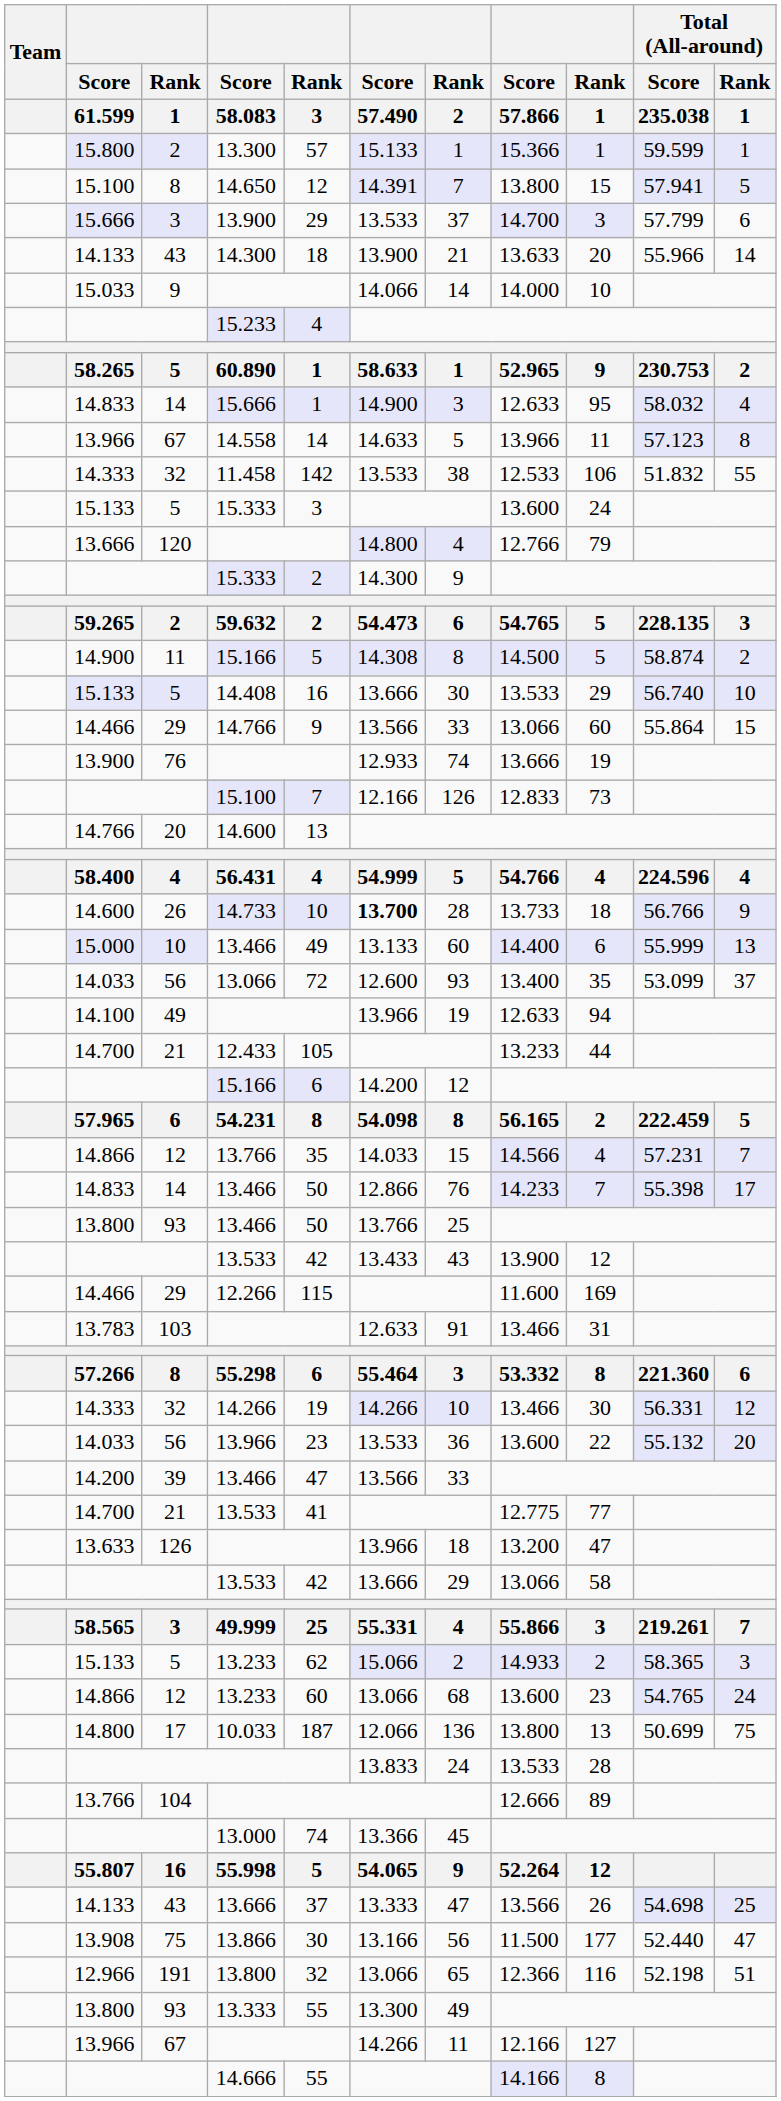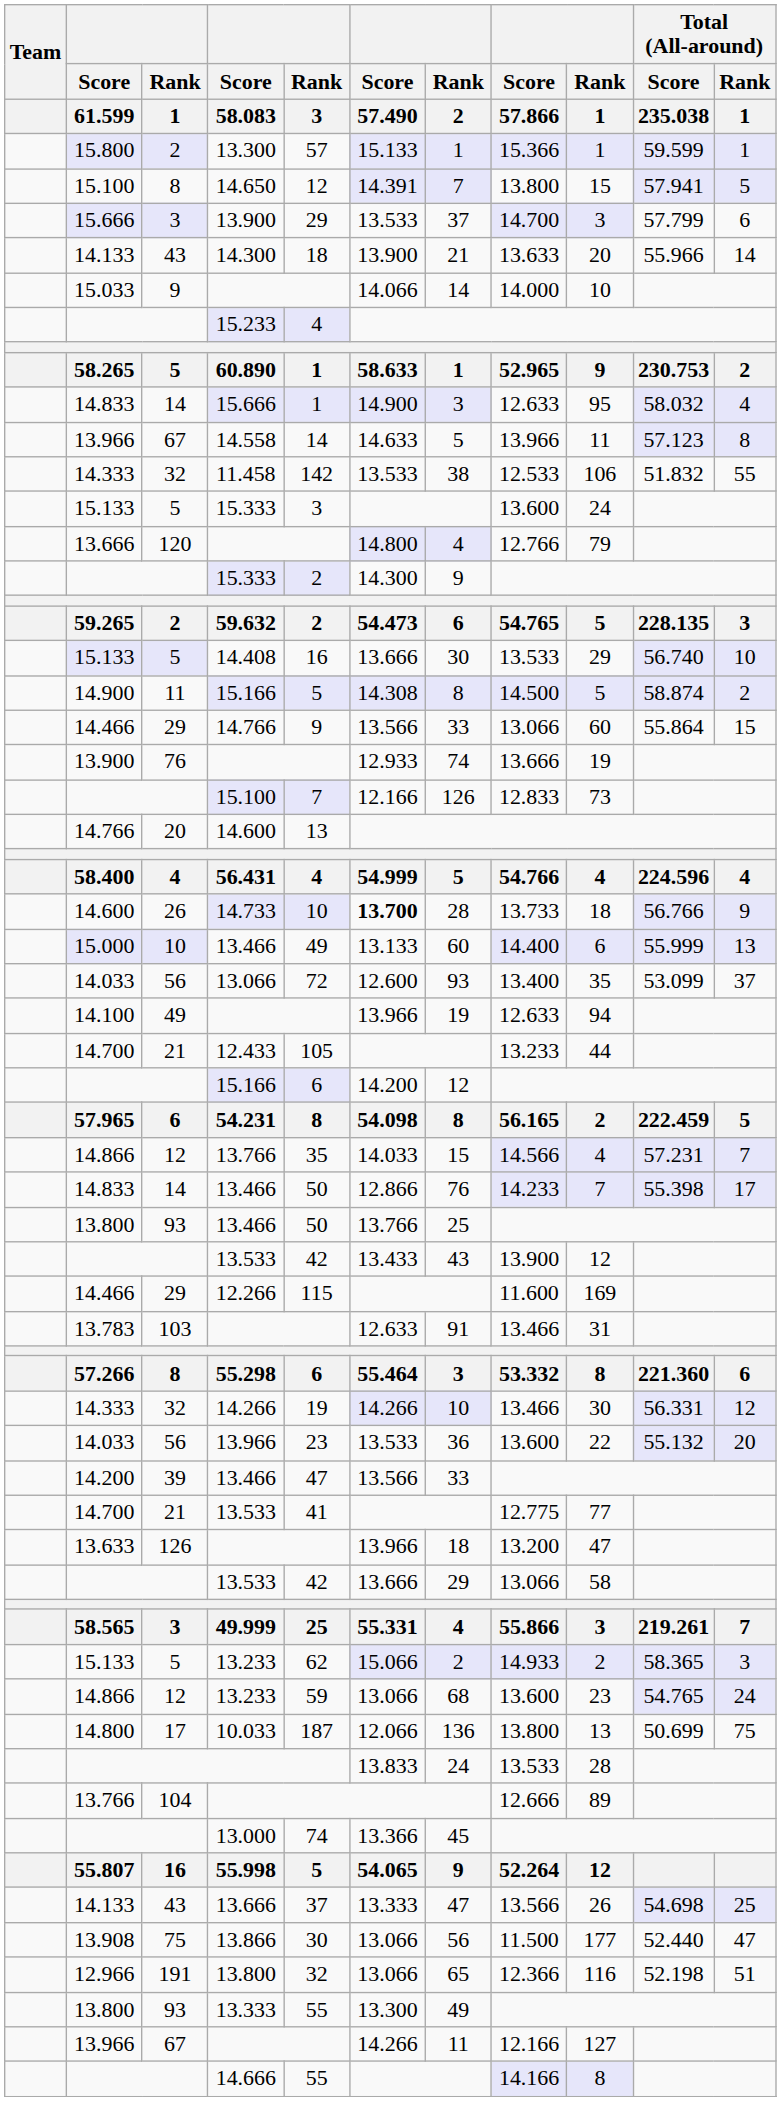rows swapped: (104, 657) <-> (104, 692)
(317, 1696) 60 -> (317, 1696) 59
(387, 1939) 13.166 -> (387, 1939) 13.066
